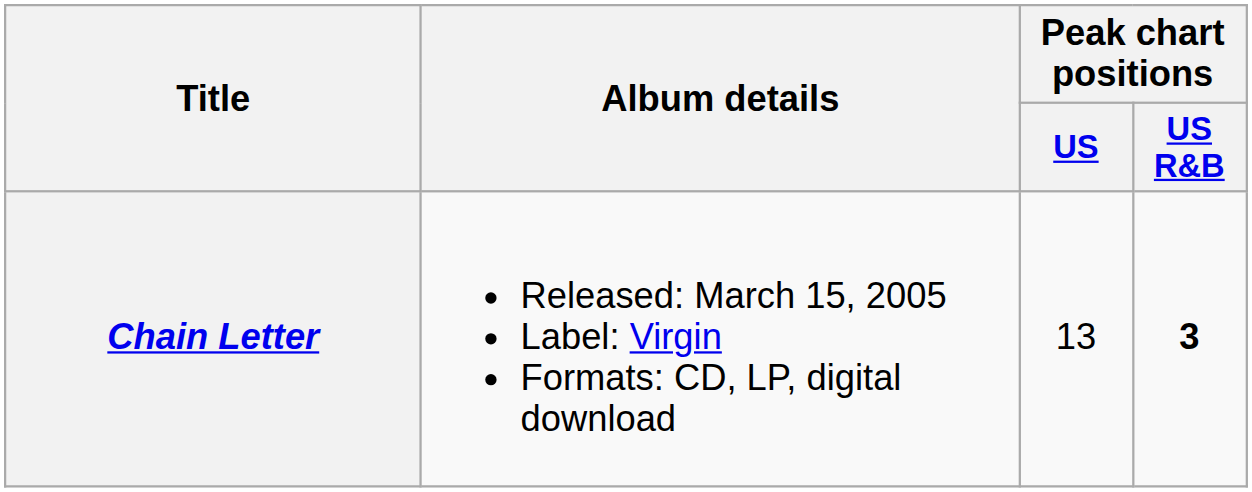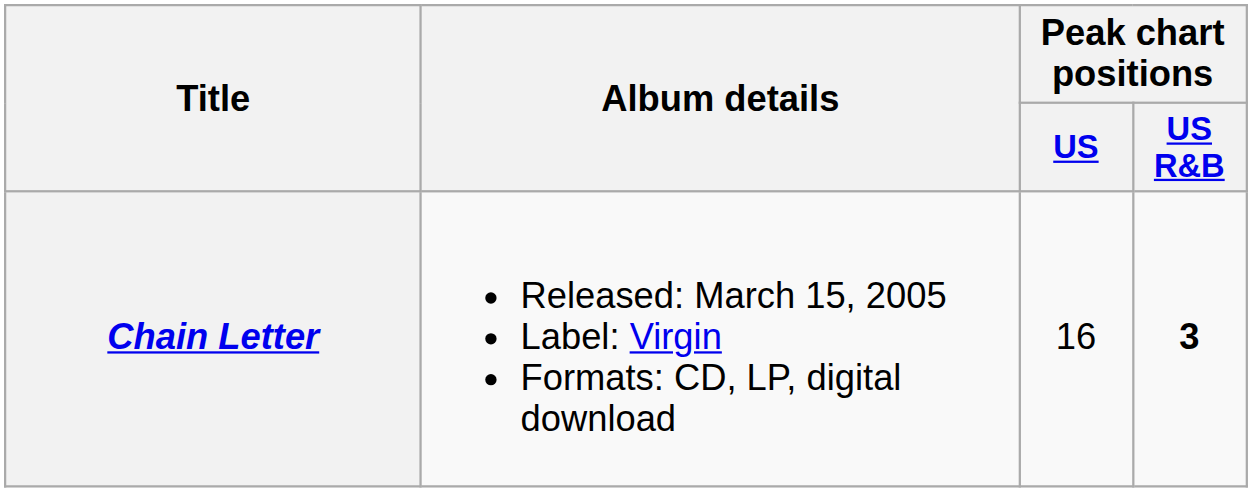(1076, 337) 13 -> (1076, 337) 16
